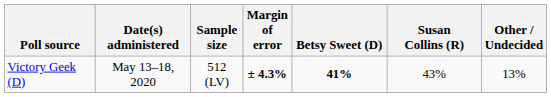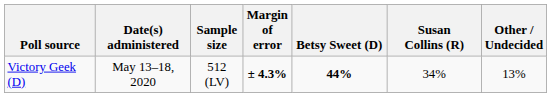(339, 74) 41% -> (339, 74) 44%
(434, 74) 43% -> (434, 74) 34%
